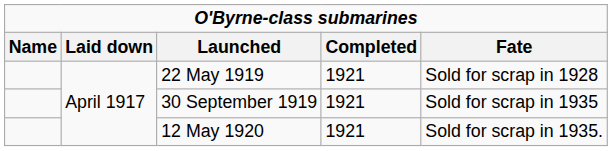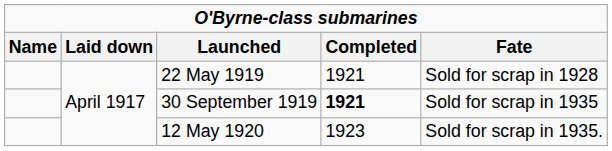(345, 103) normal -> (345, 103) bold
(345, 131) 1921 -> (345, 131) 1923
